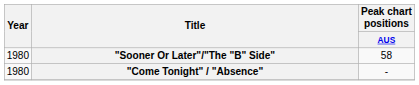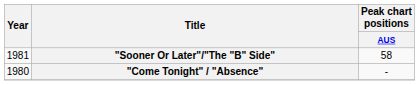(18, 55) 1980 -> (18, 55) 1981
